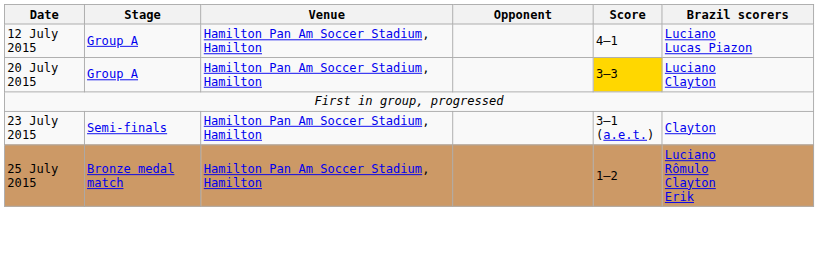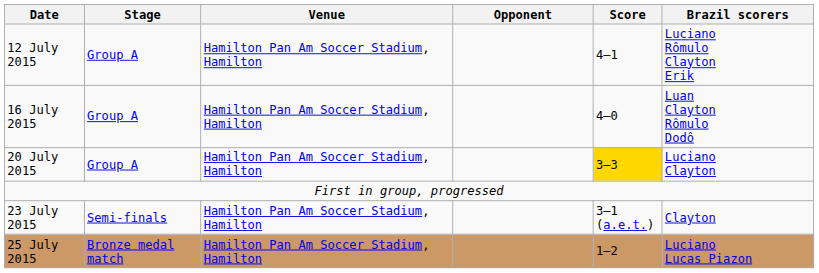(709, 41) Luciano Lucas Piazon -> (690, 55) Luciano Rômulo Clayton Erik
+ row: (33, 117)
(690, 176) Luciano Rômulo Clayton Erik -> (709, 251) Luciano Lucas Piazon
